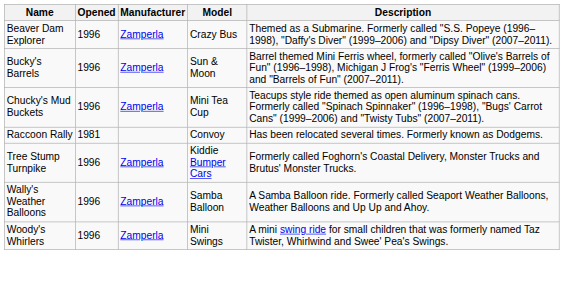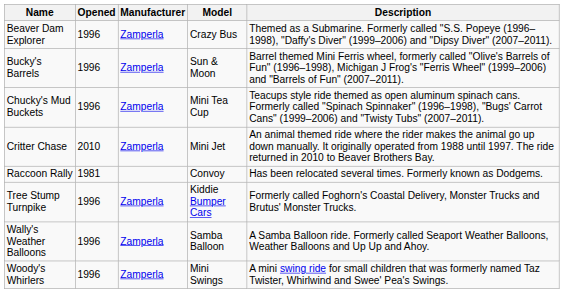+ row: (37, 146)
